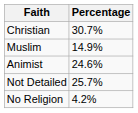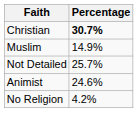(87, 30) normal -> (87, 30) bold
rows swapped: (25, 64) <-> (37, 82)
